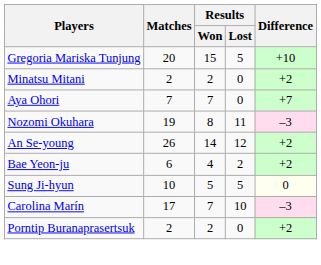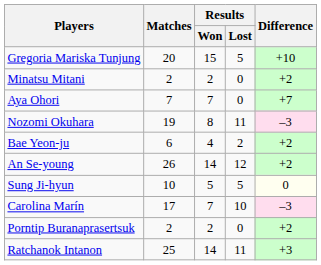rows swapped: (41, 142) <-> (38, 164)
+ row: (55, 249)
